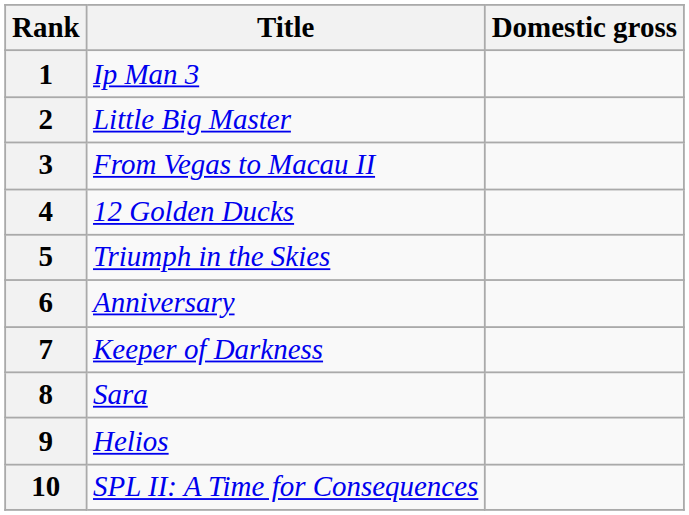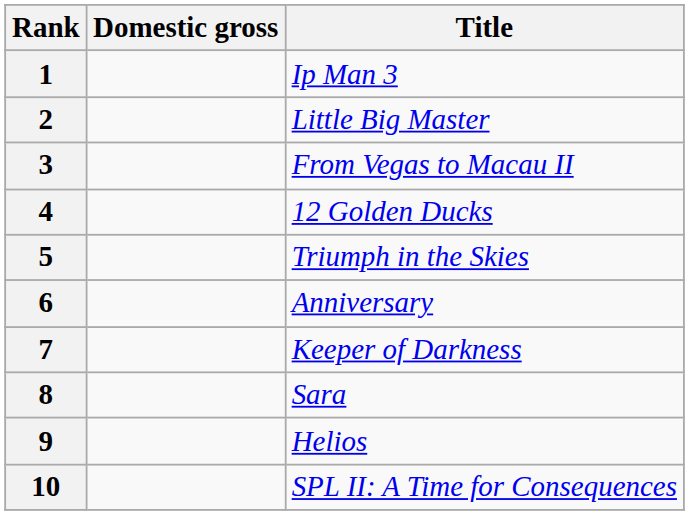columns swapped: (286, 27) <-> (584, 27)
